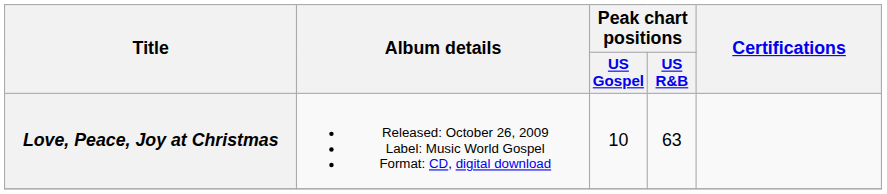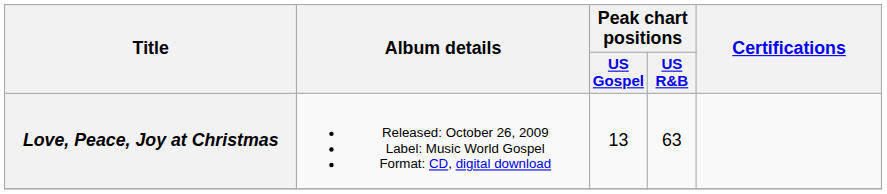(618, 140) 10 -> (618, 140) 13
